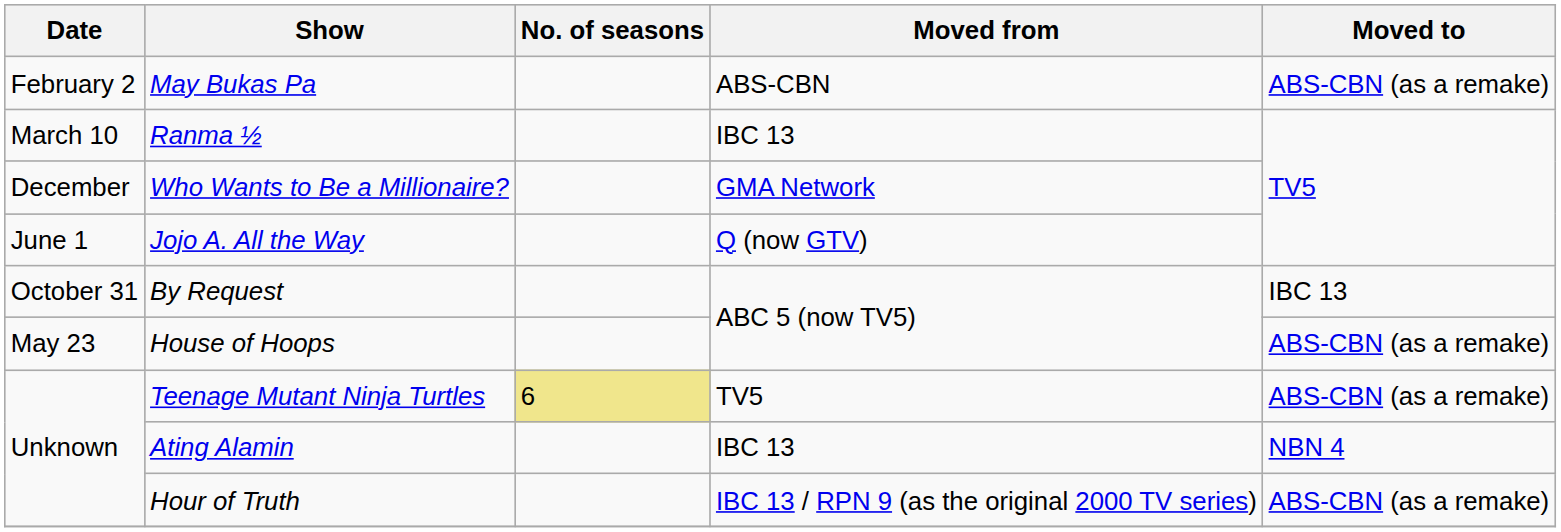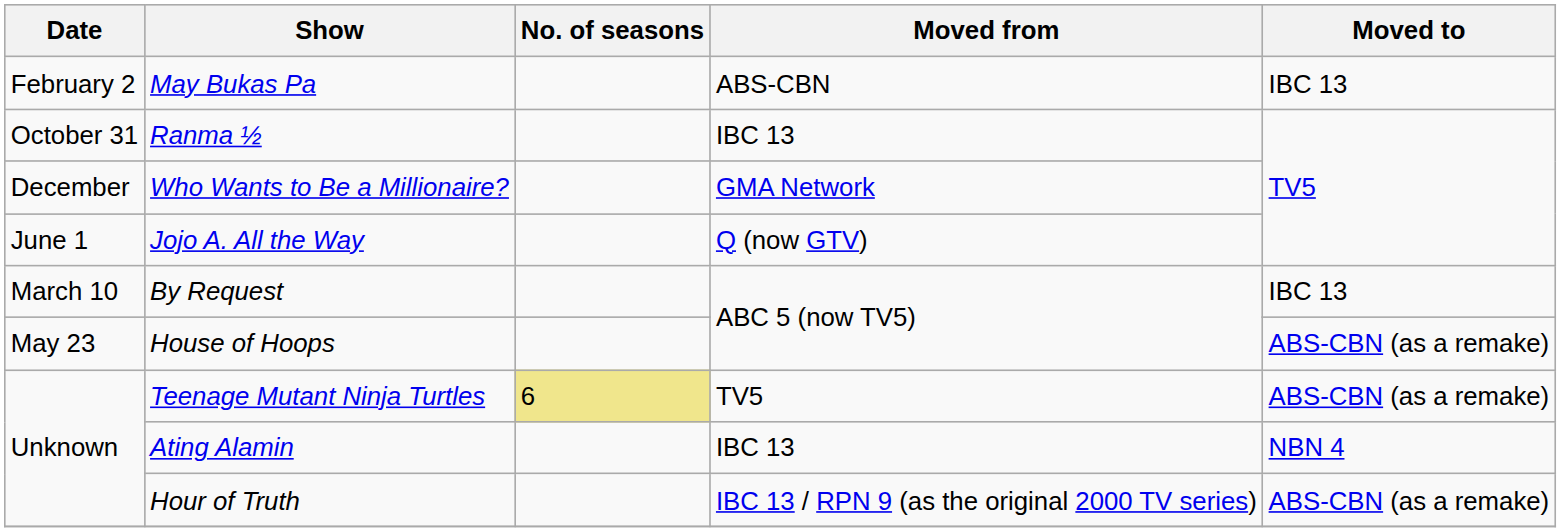(1409, 83) ABS-CBN (as a remake) -> (1308, 83) IBC 13
(64, 135) March 10 -> (74, 135) October 31
(74, 291) October 31 -> (64, 291) March 10
